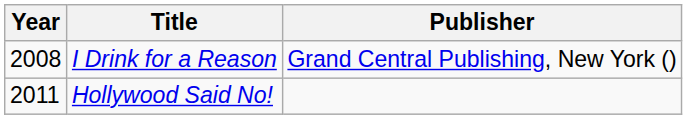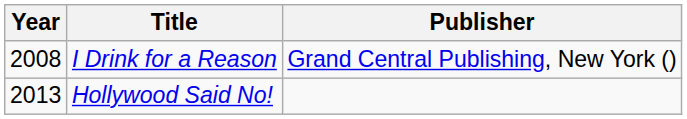(35, 95) 2011 -> (36, 95) 2013
